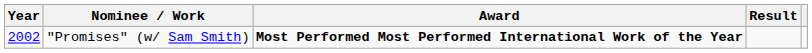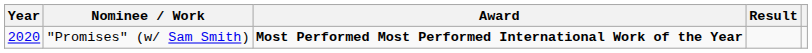(24, 38) 2002 -> (24, 38) 2020
